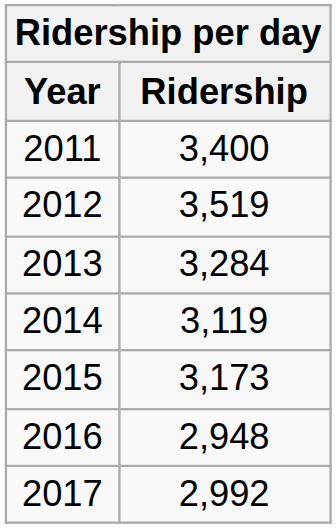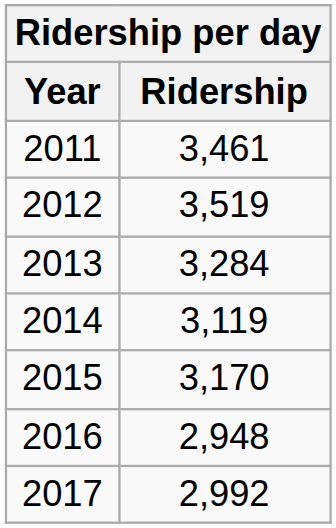(224, 148) 3,400 -> (224, 148) 3,461
(224, 378) 3,173 -> (224, 378) 3,170
